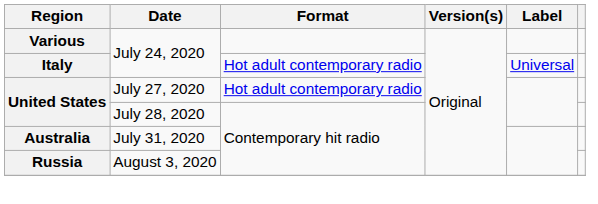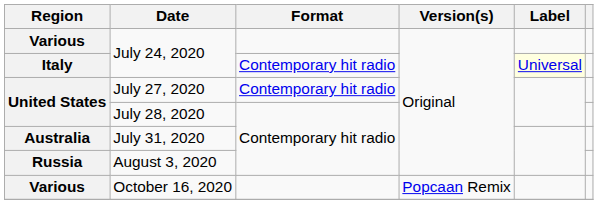(323, 65) Hot adult contemporary radio -> (317, 65) Contemporary hit radio
(542, 65) no background -> (550, 65) lightyellow background
(323, 89) Hot adult contemporary radio -> (317, 89) Contemporary hit radio
+ row: (57, 187)
